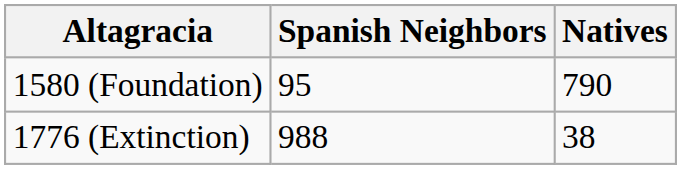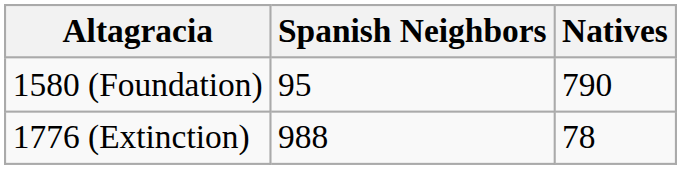(579, 137) 38 -> (579, 137) 78
